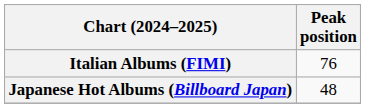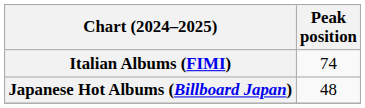(328, 63) 76 -> (328, 63) 74
